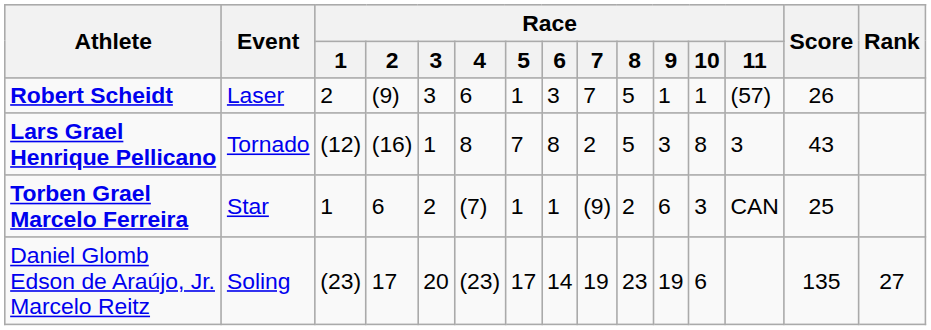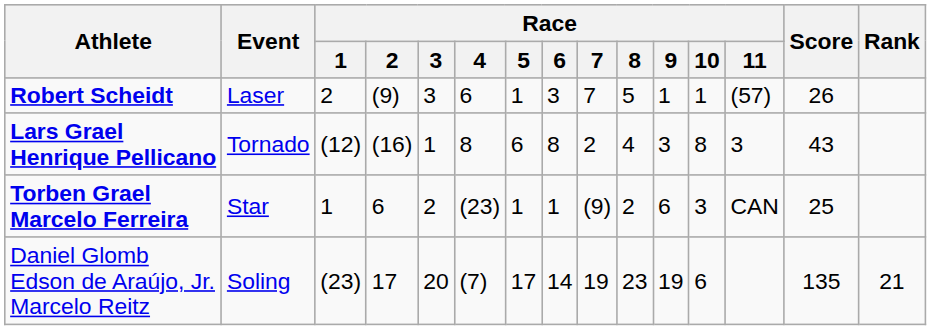(517, 145) 7 -> (517, 145) 6
(628, 145) 5 -> (628, 145) 4
(473, 206) (7) -> (480, 206) (23)
(480, 280) (23) -> (473, 280) (7)
(892, 280) 27 -> (892, 280) 21
